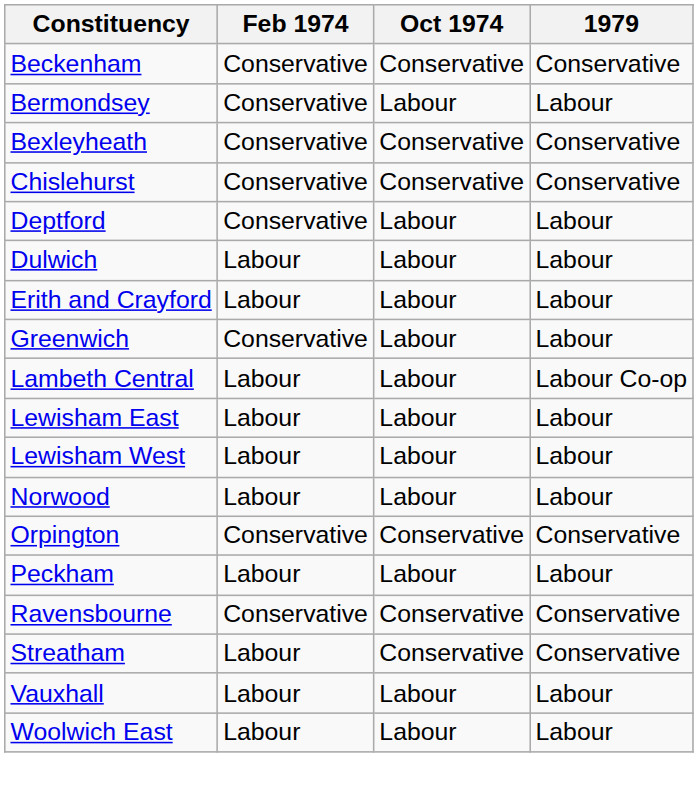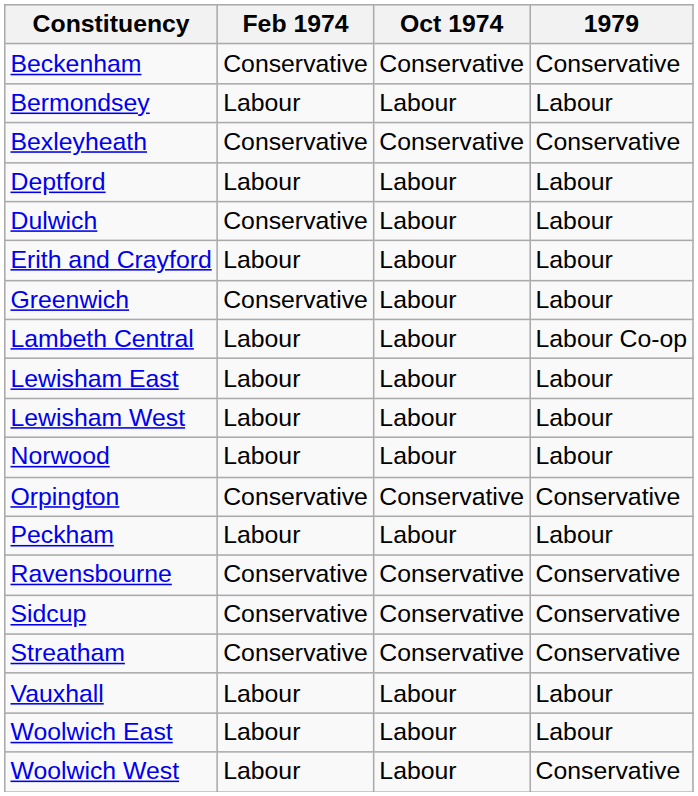(296, 102) Conservative -> (262, 102) Labour
- row: (73, 181)
(296, 220) Conservative -> (262, 181) Labour
(262, 260) Labour -> (296, 220) Conservative
+ row: (48, 614)
(262, 653) Labour -> (296, 653) Conservative
+ row: (95, 771)
